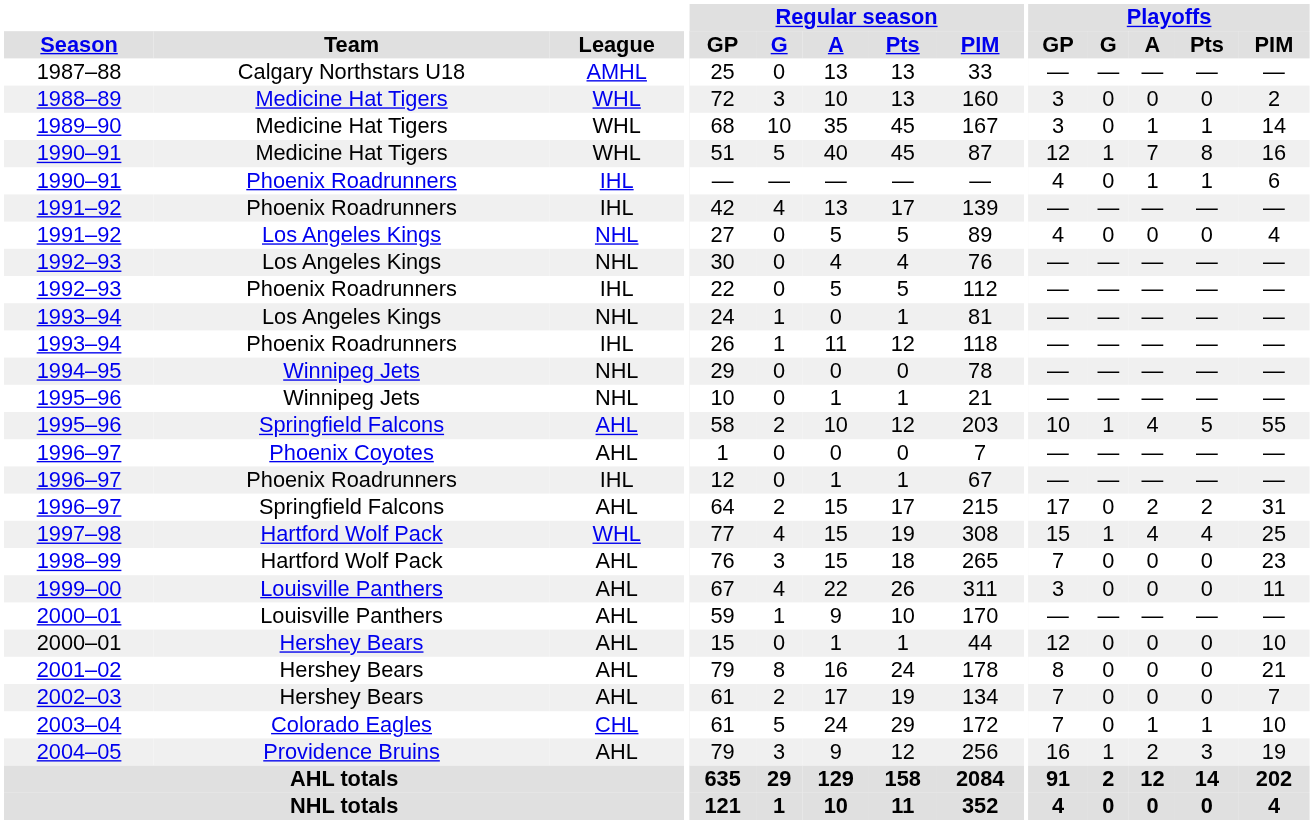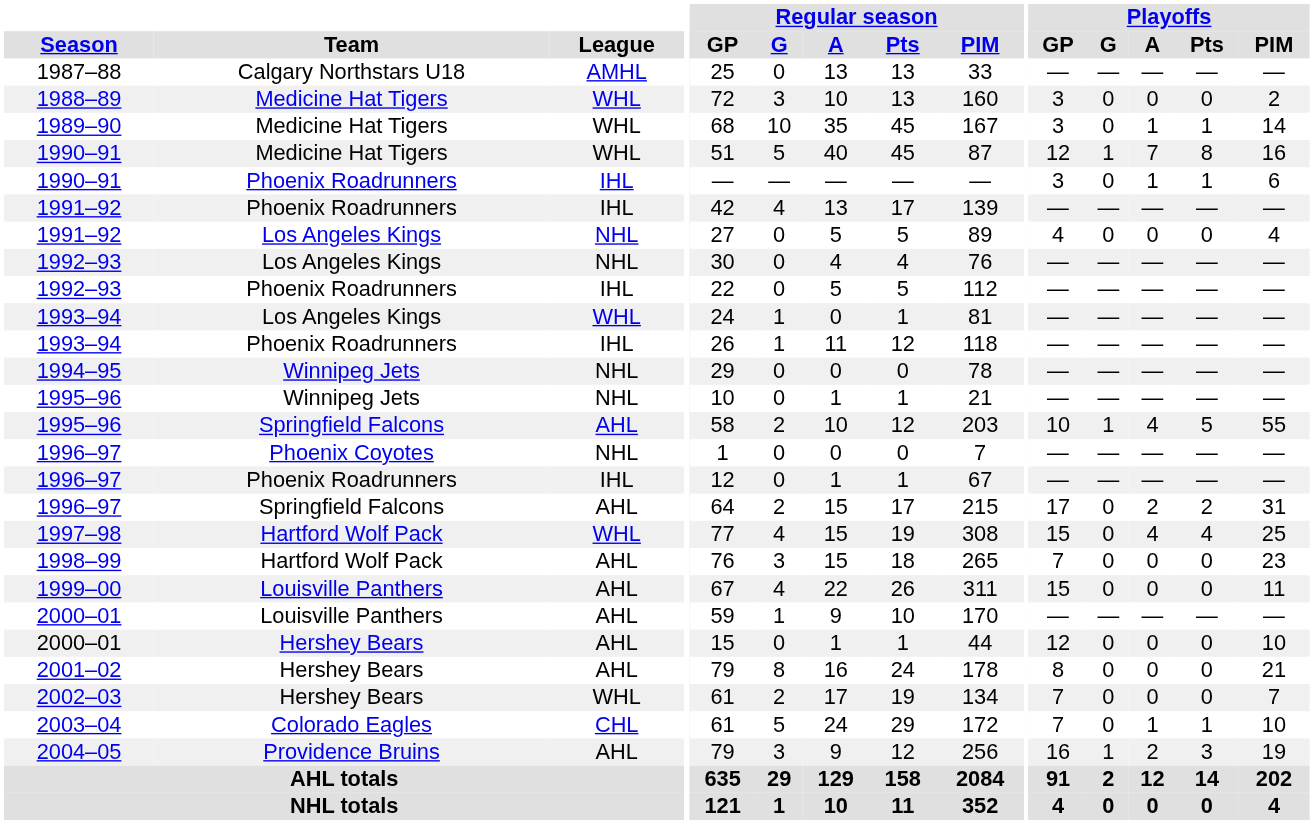(1058, 180) 4 -> (1058, 180) 3
(617, 316) NHL -> (617, 316) WHL
(617, 452) AHL -> (617, 452) NHL
(1108, 534) 1 -> (1108, 534) 0
(1058, 588) 3 -> (1058, 588) 15
(617, 697) AHL -> (617, 697) WHL
